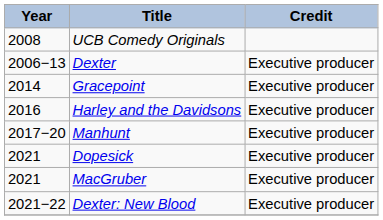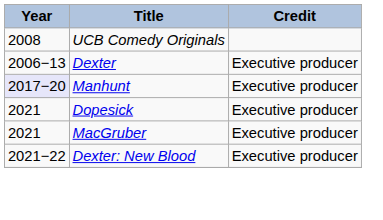- row: (109, 86)
- row: (157, 110)
(37, 133) no background -> (37, 86) lavender background
